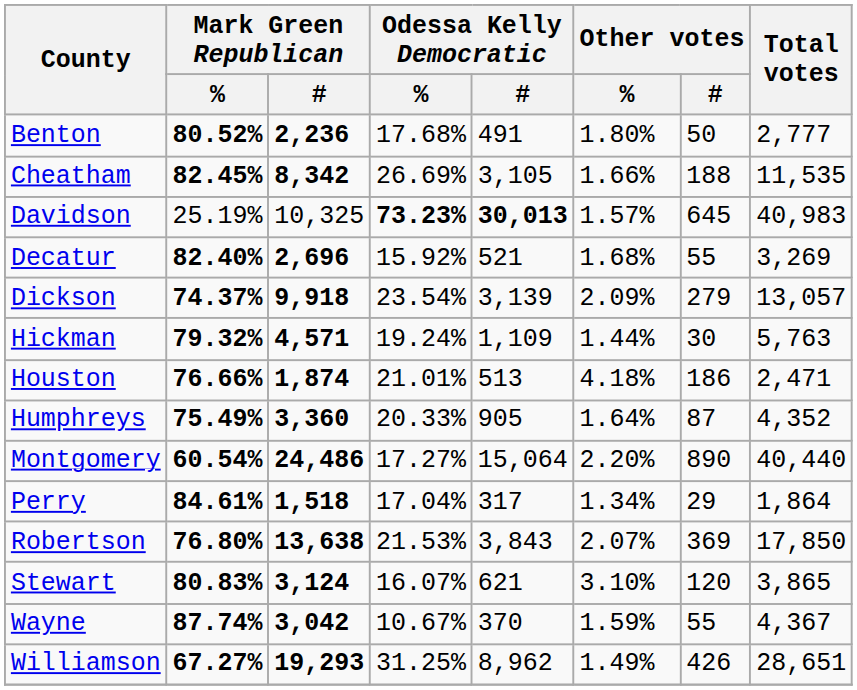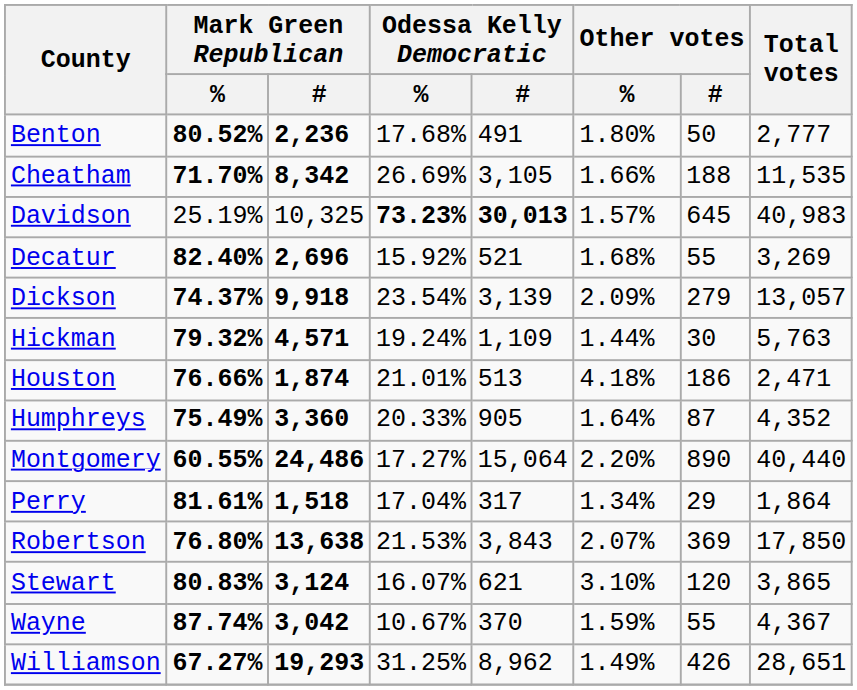(218, 176) 82.45% -> (218, 176) 71.70%
(218, 461) 60.54% -> (218, 461) 60.55%
(218, 502) 84.61% -> (218, 502) 81.61%
